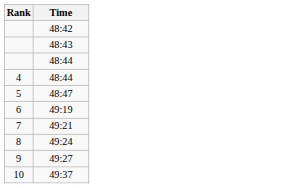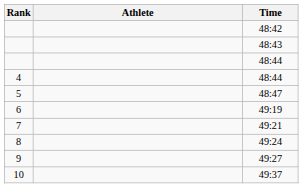+ column: (138, 12)
